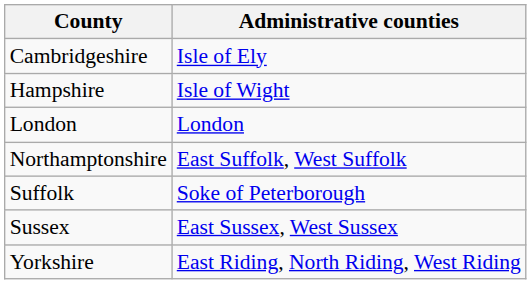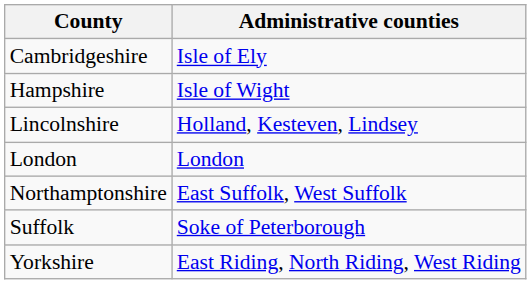+ row: (64, 124)
- row: (40, 227)
